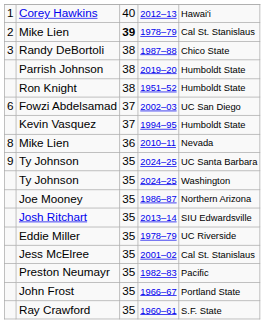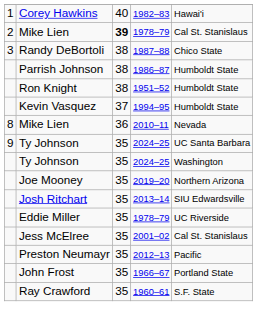(158, 14) 2012–13 -> (151, 14) 1982–83
(158, 69) 2019–20 -> (151, 69) 1986–87
- row: (10, 106)
(158, 199) 1986–87 -> (151, 180) 2019–20
(158, 273) 1982–83 -> (151, 254) 2012–13
